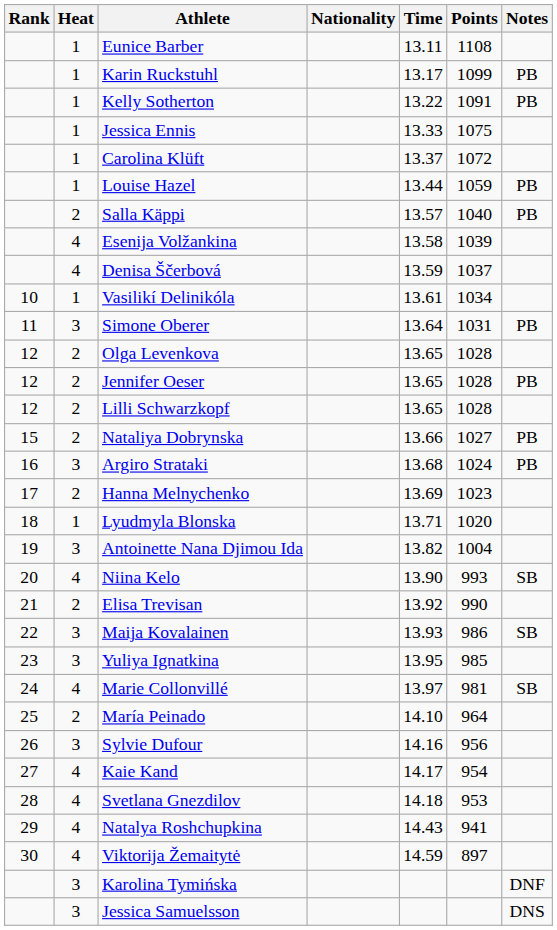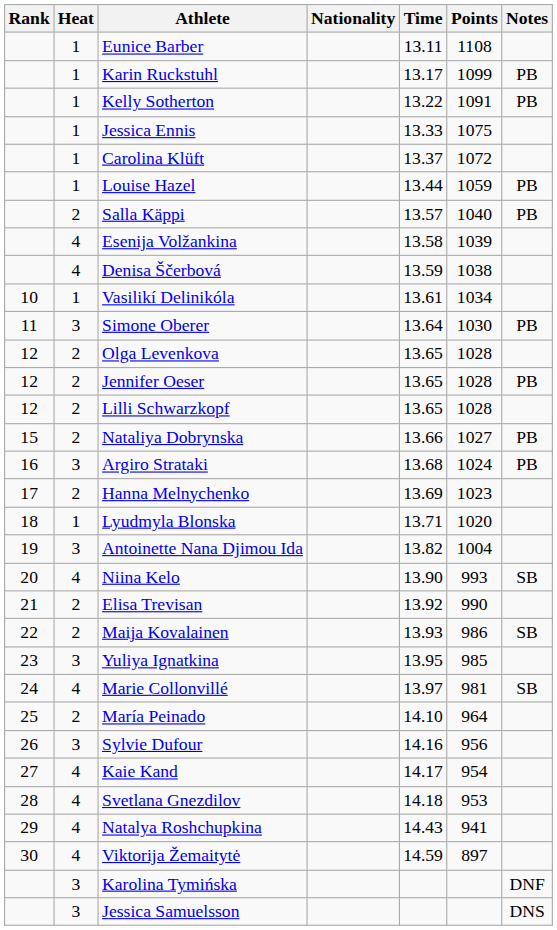(474, 269) 1037 -> (474, 269) 1038
(474, 325) 1031 -> (474, 325) 1030
(76, 632) 3 -> (76, 632) 2
